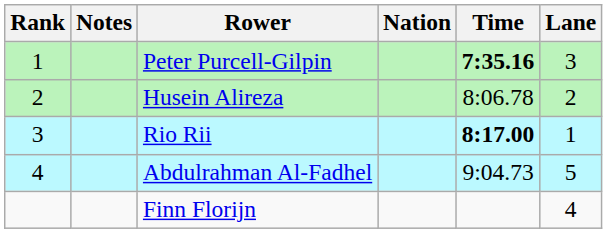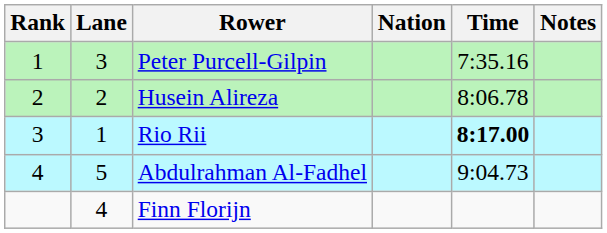columns swapped: (571, 23) <-> (104, 23)
(498, 60) bold -> (493, 60) normal
